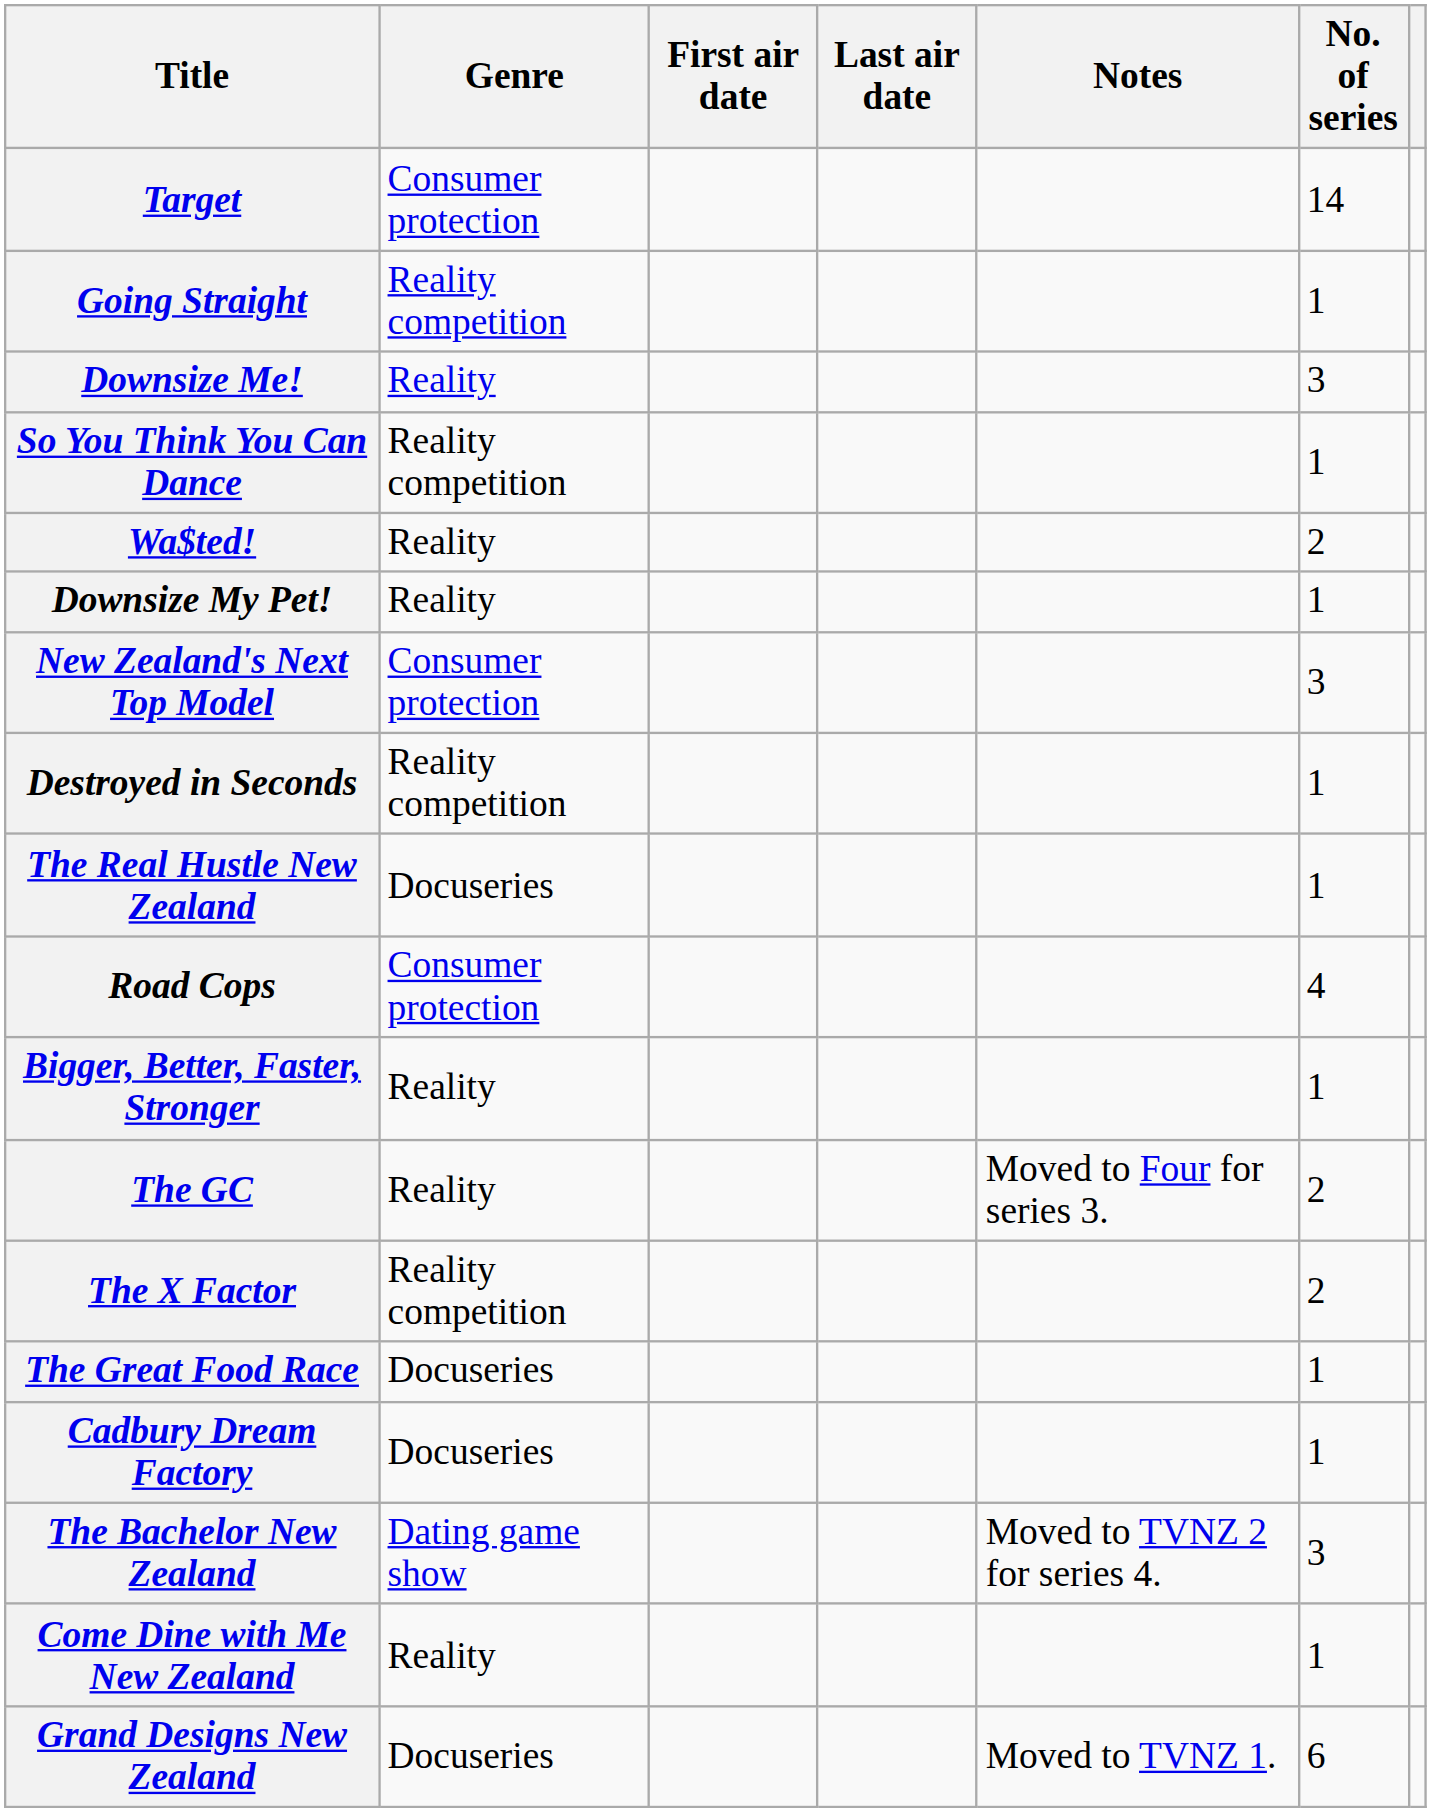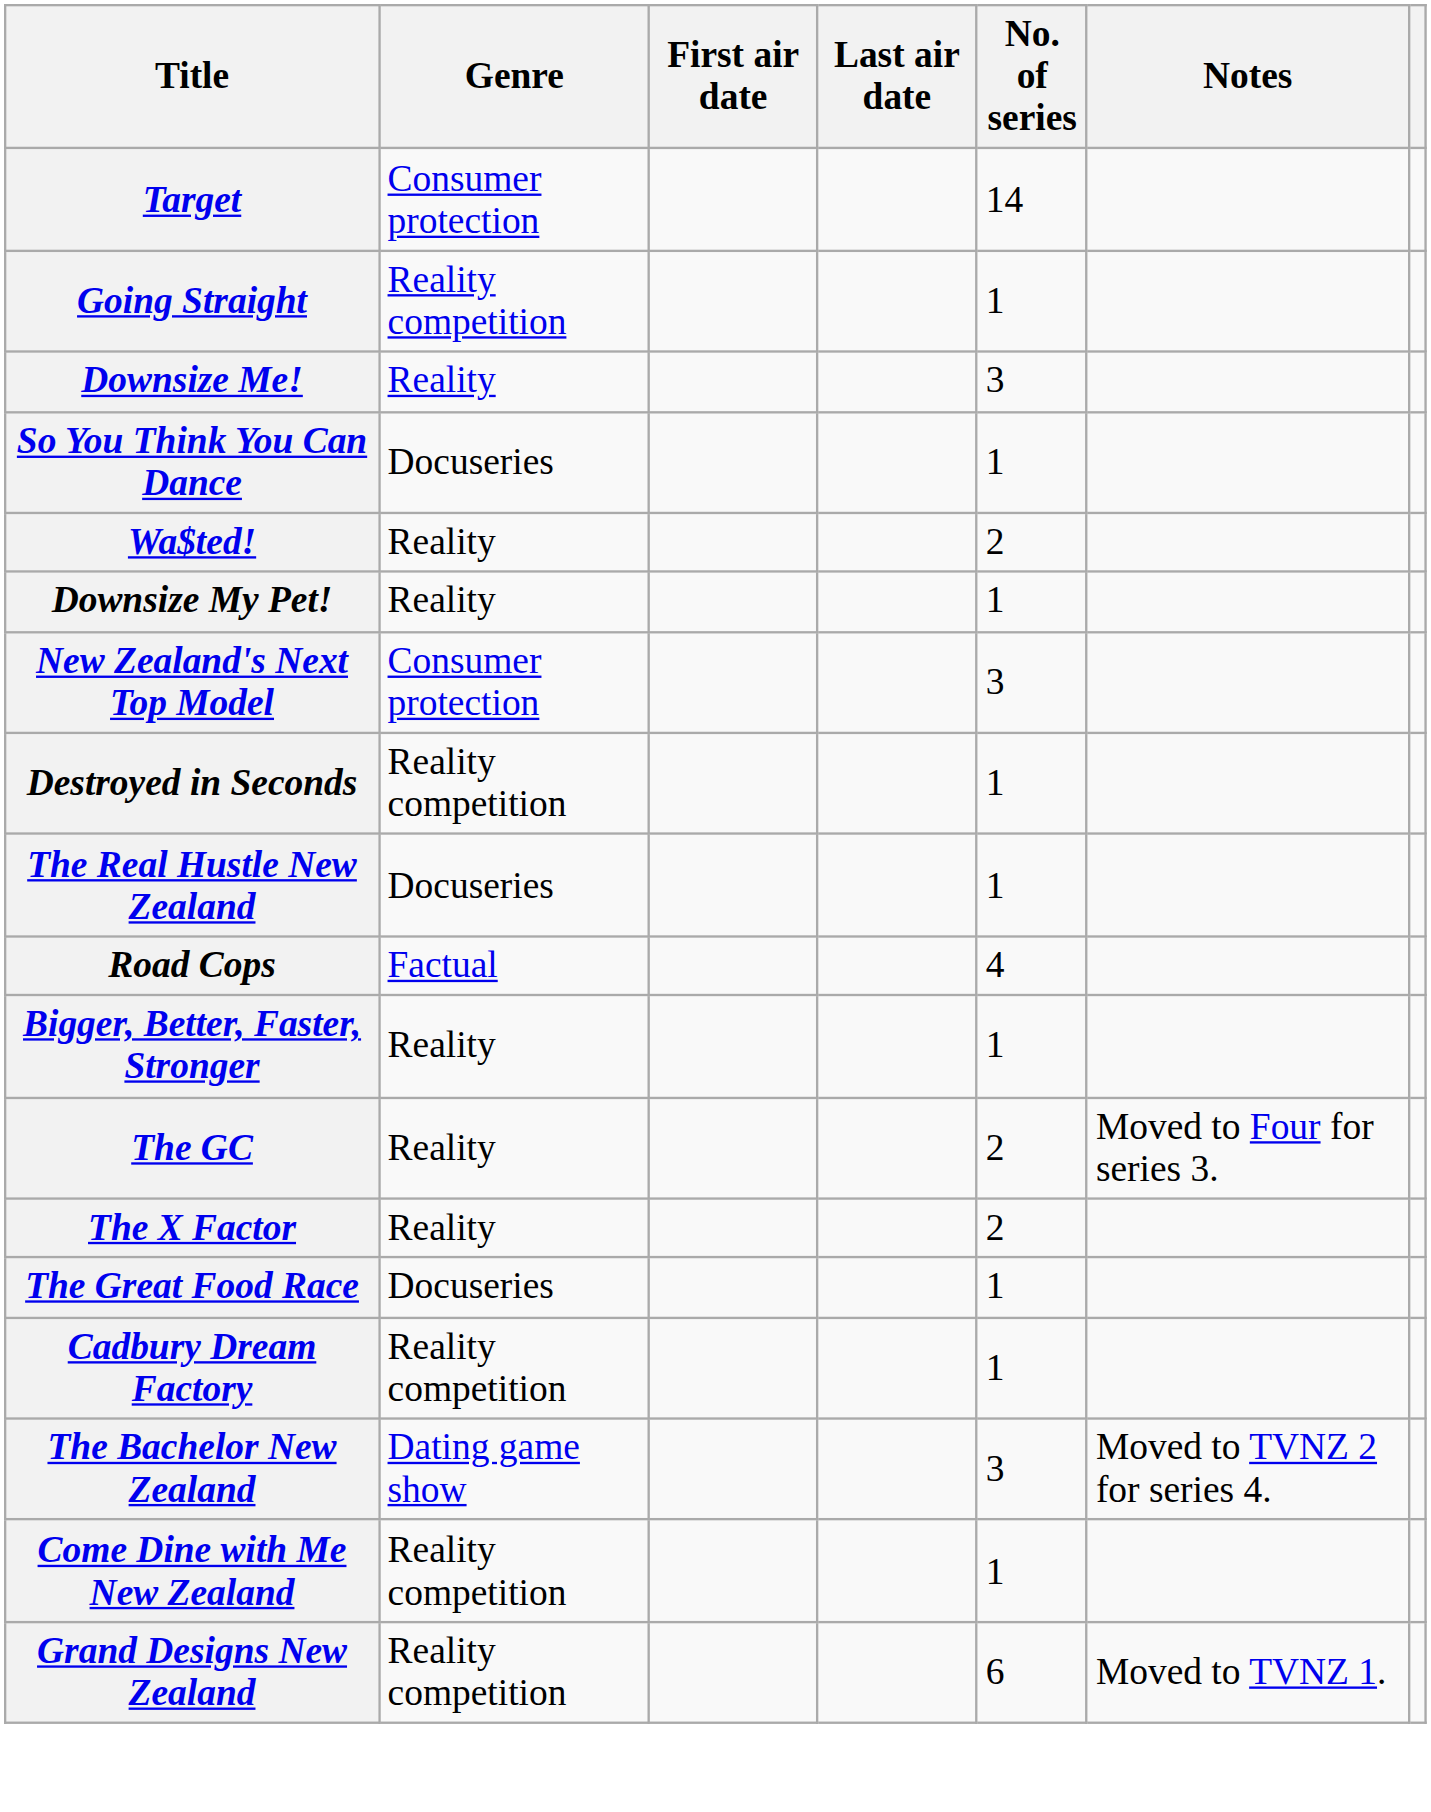columns swapped: (1353, 76) <-> (1138, 76)
(477, 461) Reality competition -> (471, 461) Docuseries
(465, 985) Consumer protection -> (443, 964) Factual
(477, 1290) Reality competition -> (442, 1227) Reality
(471, 1451) Docuseries -> (477, 1367) Reality competition
(442, 1654) Reality -> (477, 1570) Reality competition
(471, 1755) Docuseries -> (477, 1671) Reality competition
